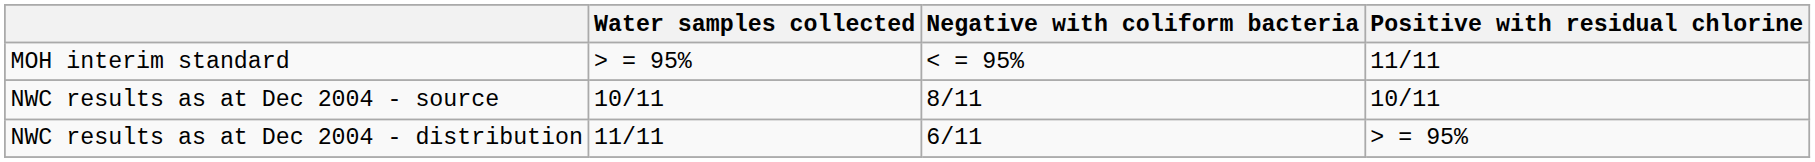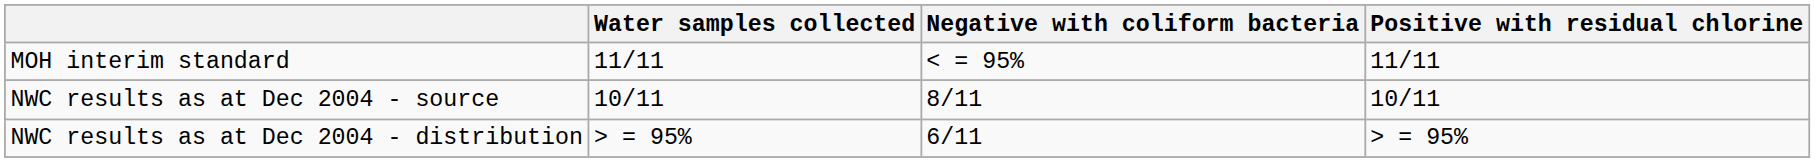(643, 62) > = 95% -> (629, 62) 11/11
(629, 138) 11/11 -> (643, 138) > = 95%
